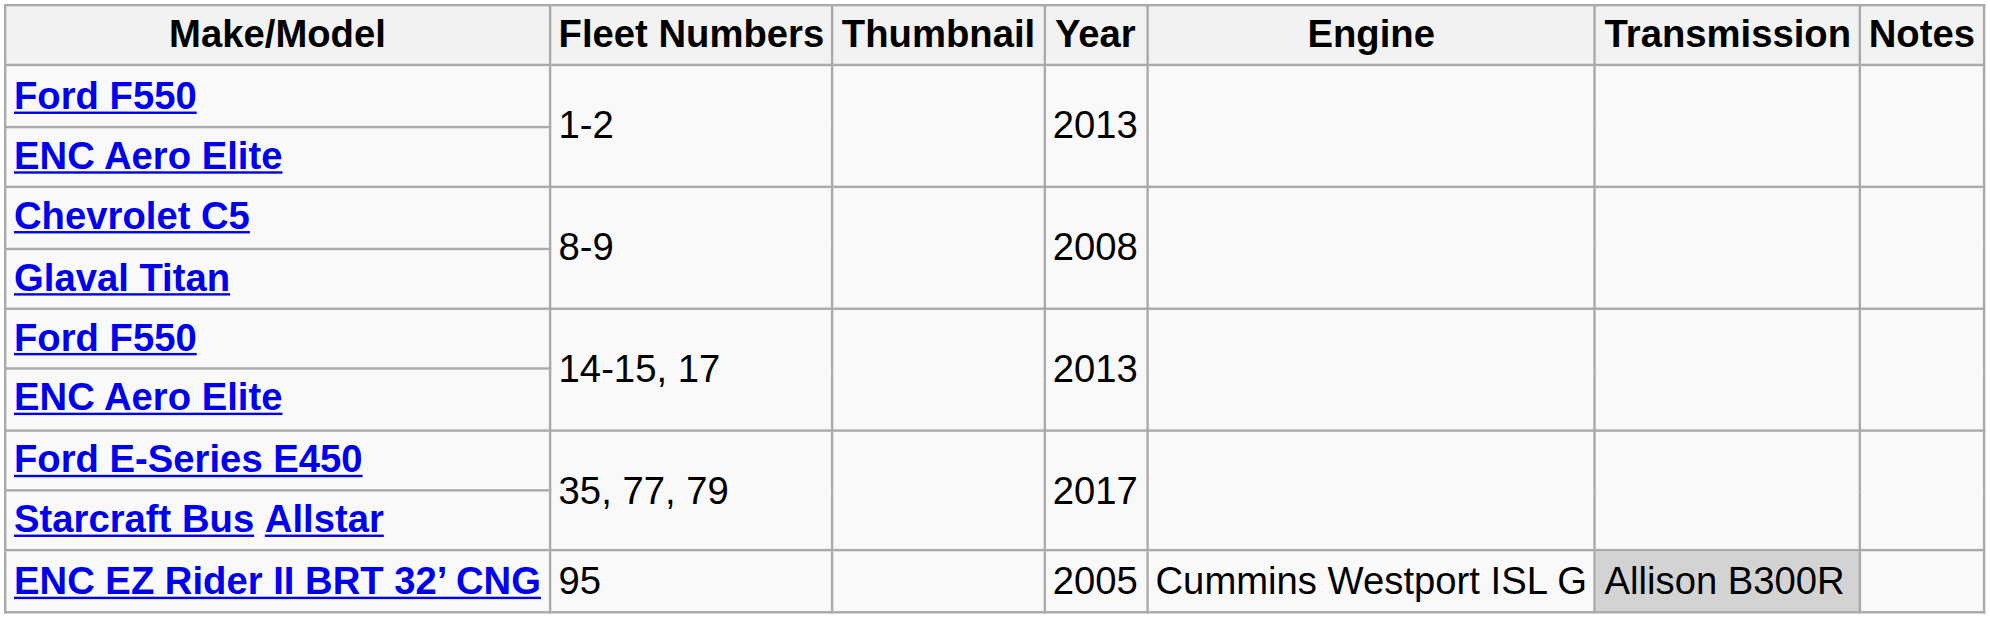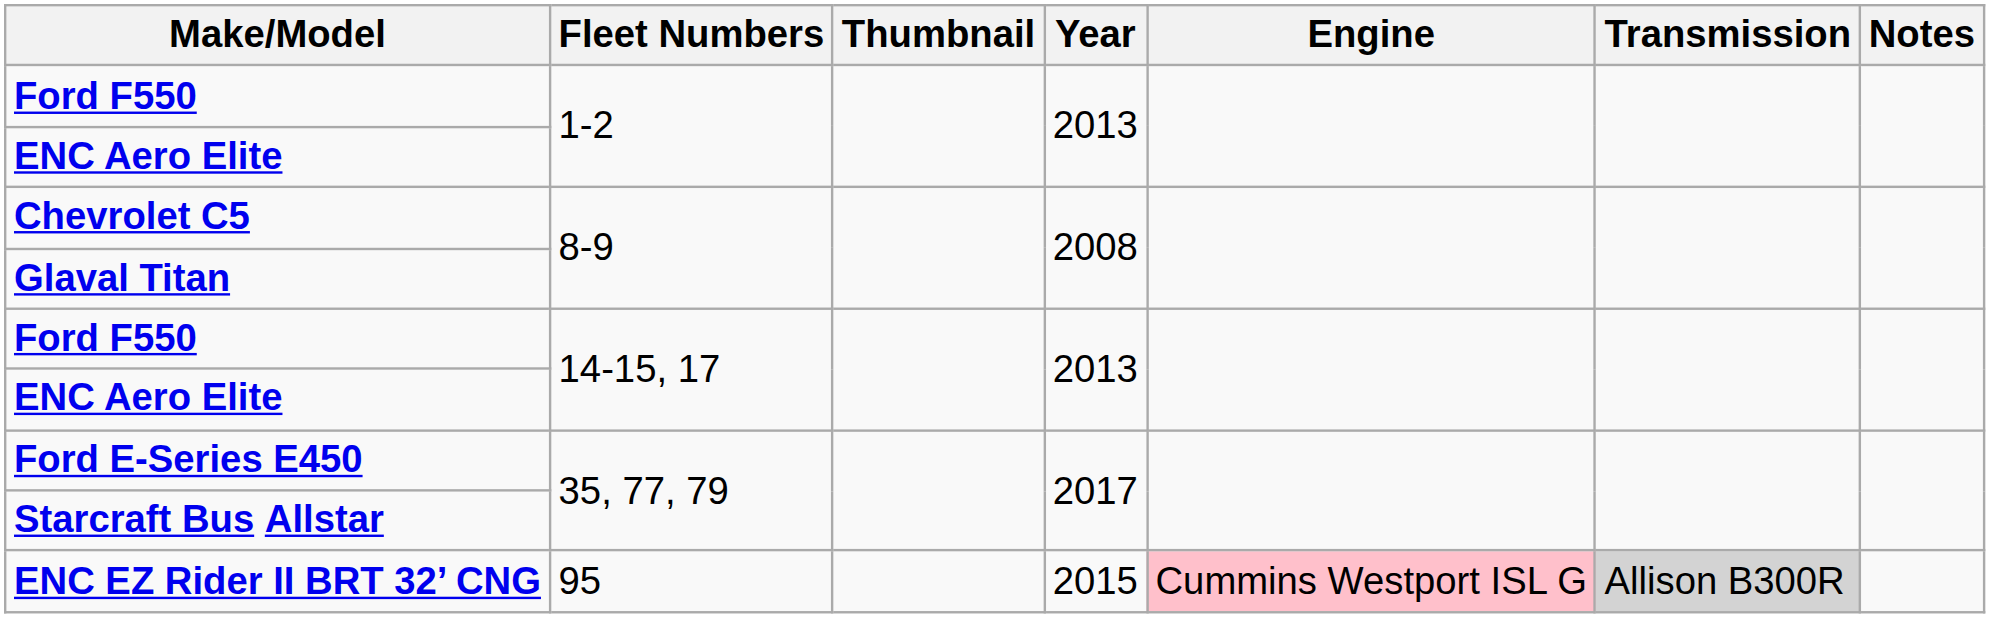(1095, 580) 2005 -> (1095, 580) 2015
(1371, 580) no background -> (1371, 580) pink background
